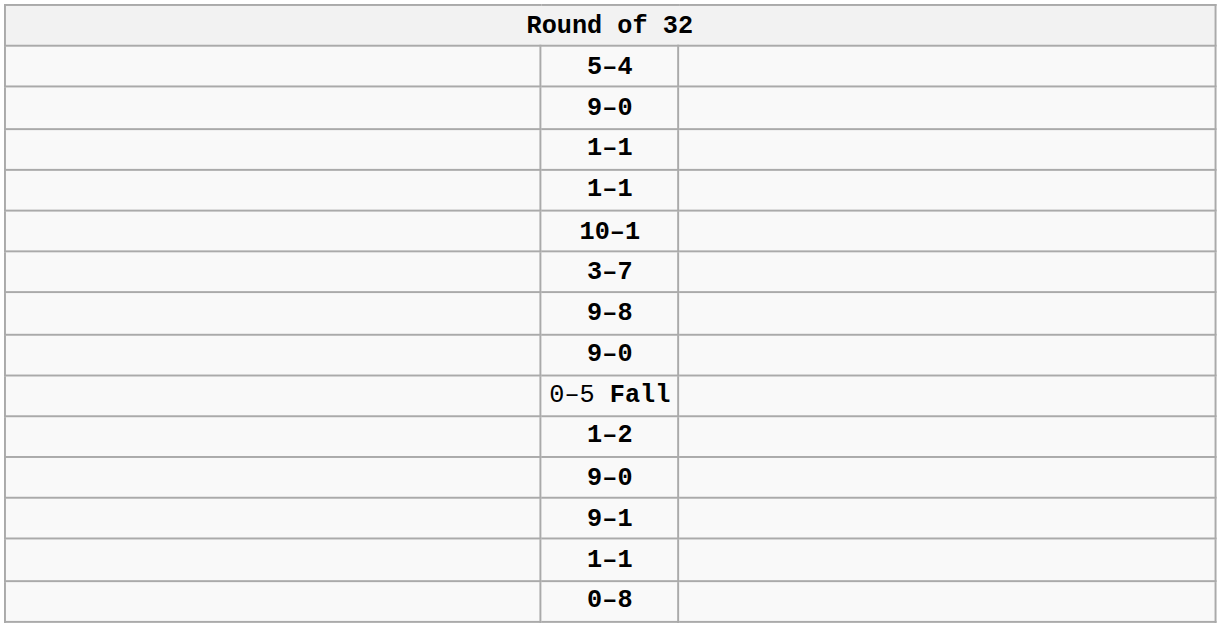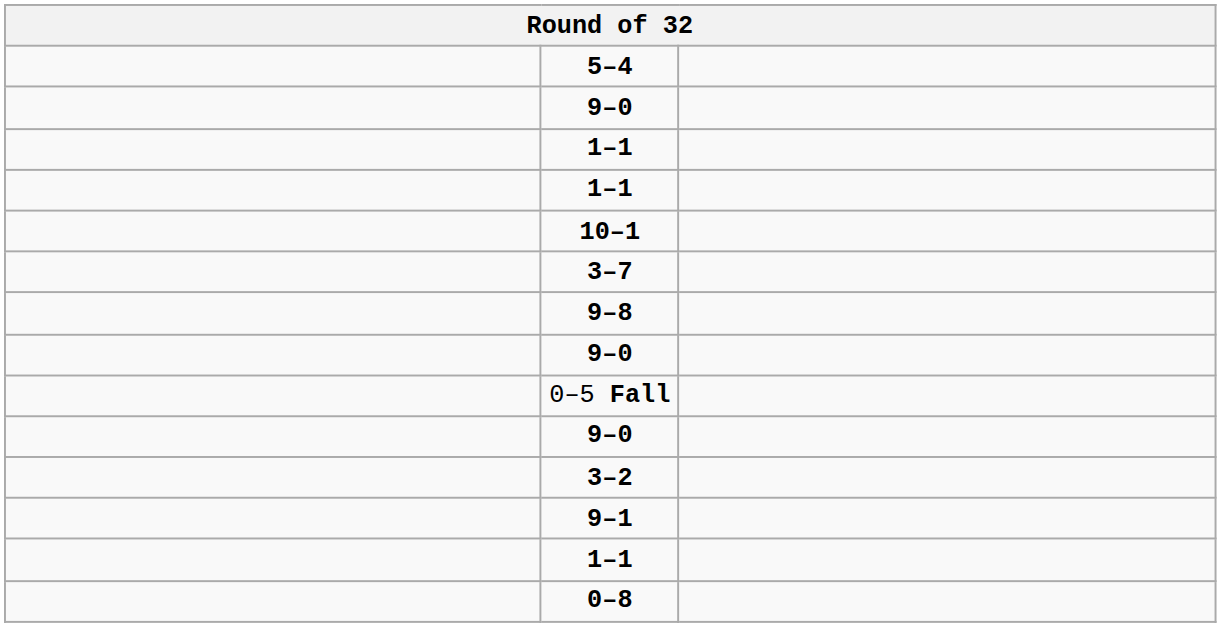- row: (273, 437)
+ row: (273, 478)
